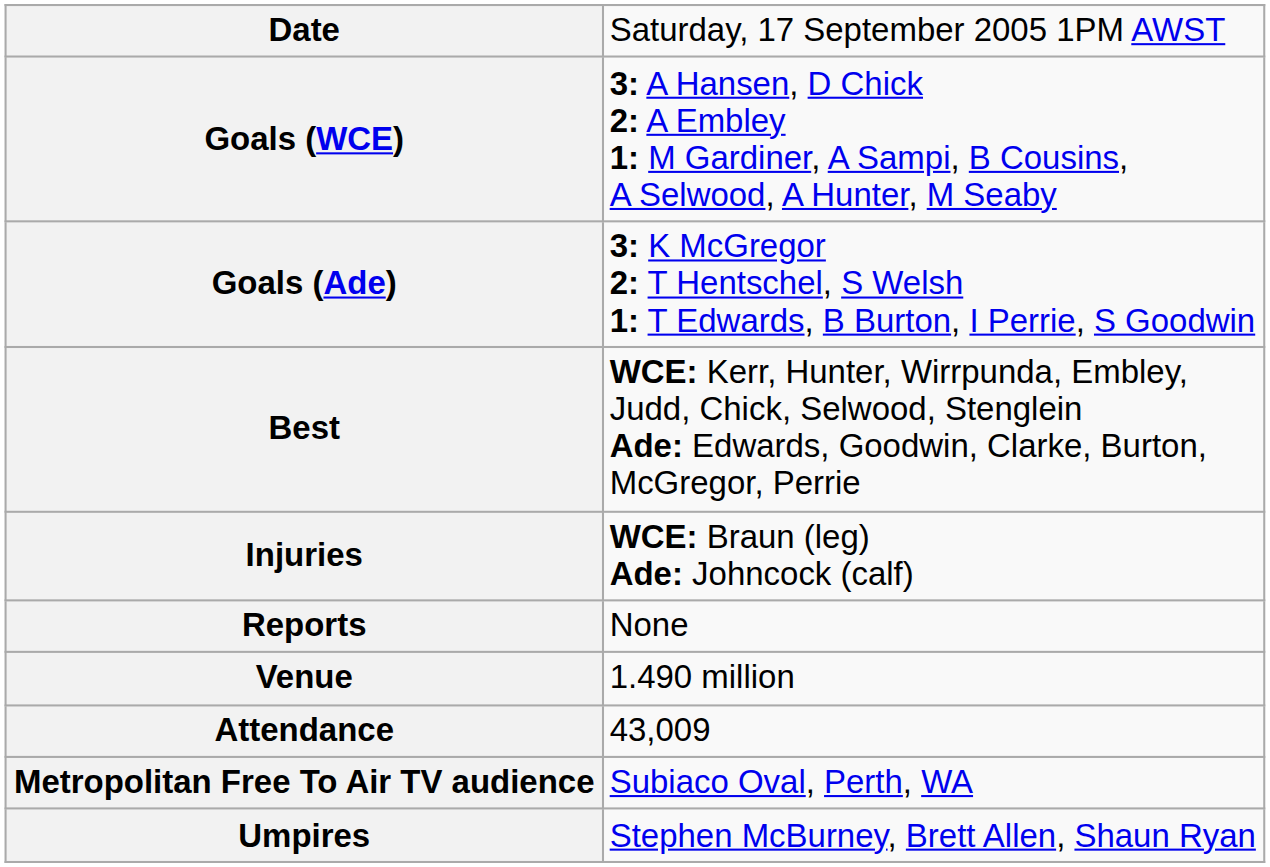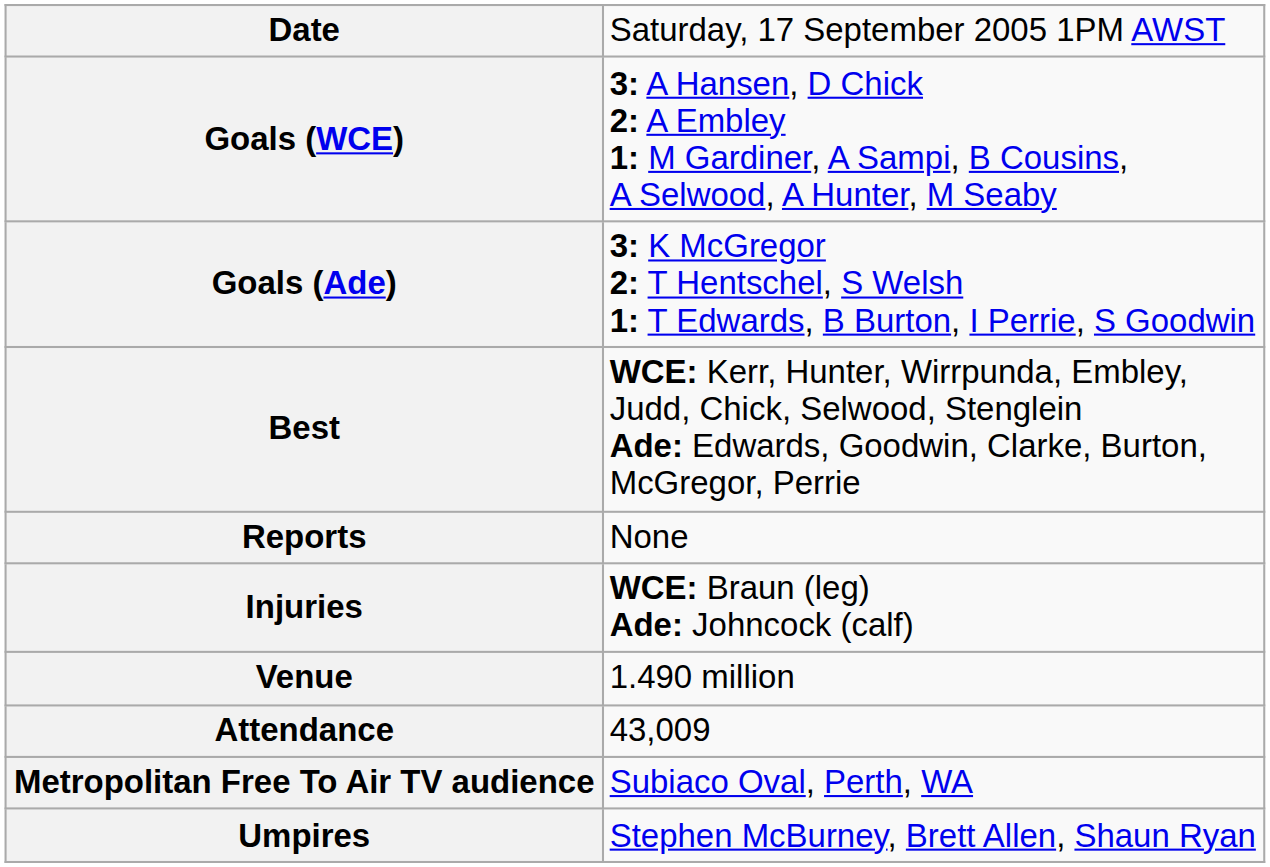rows swapped: (304, 554) <-> (304, 625)
